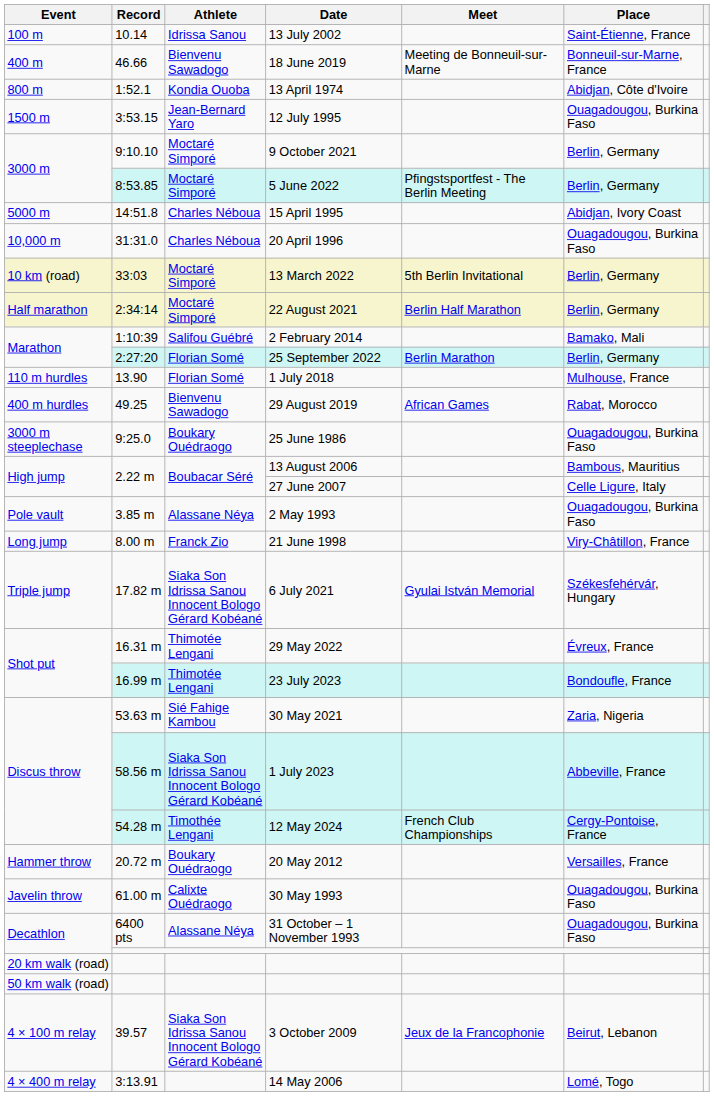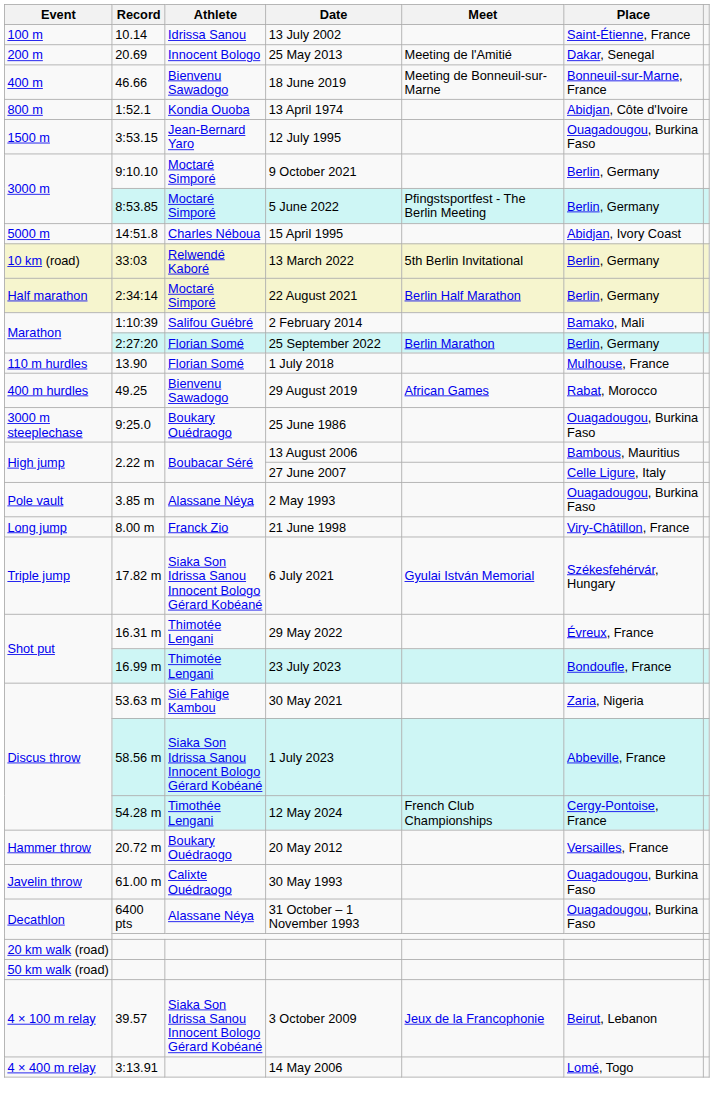+ row: (25, 55)
- row: (34, 241)
(192, 275) Moctaré Simporé -> (196, 261) Relwendé Kaboré
